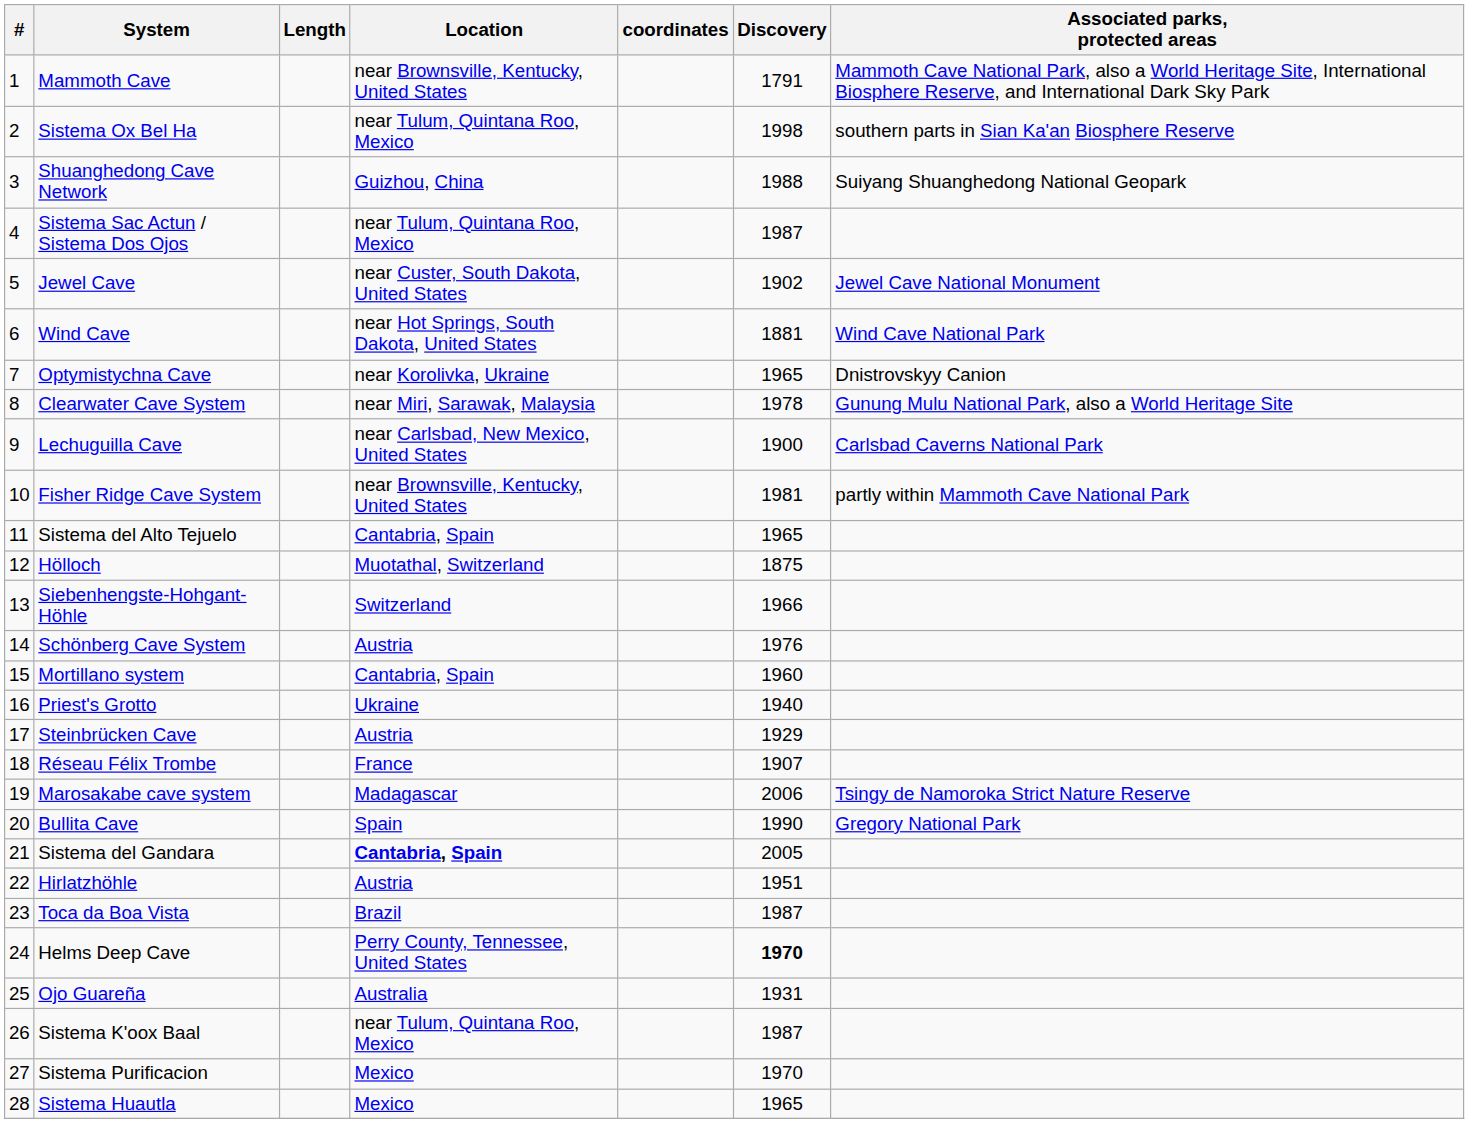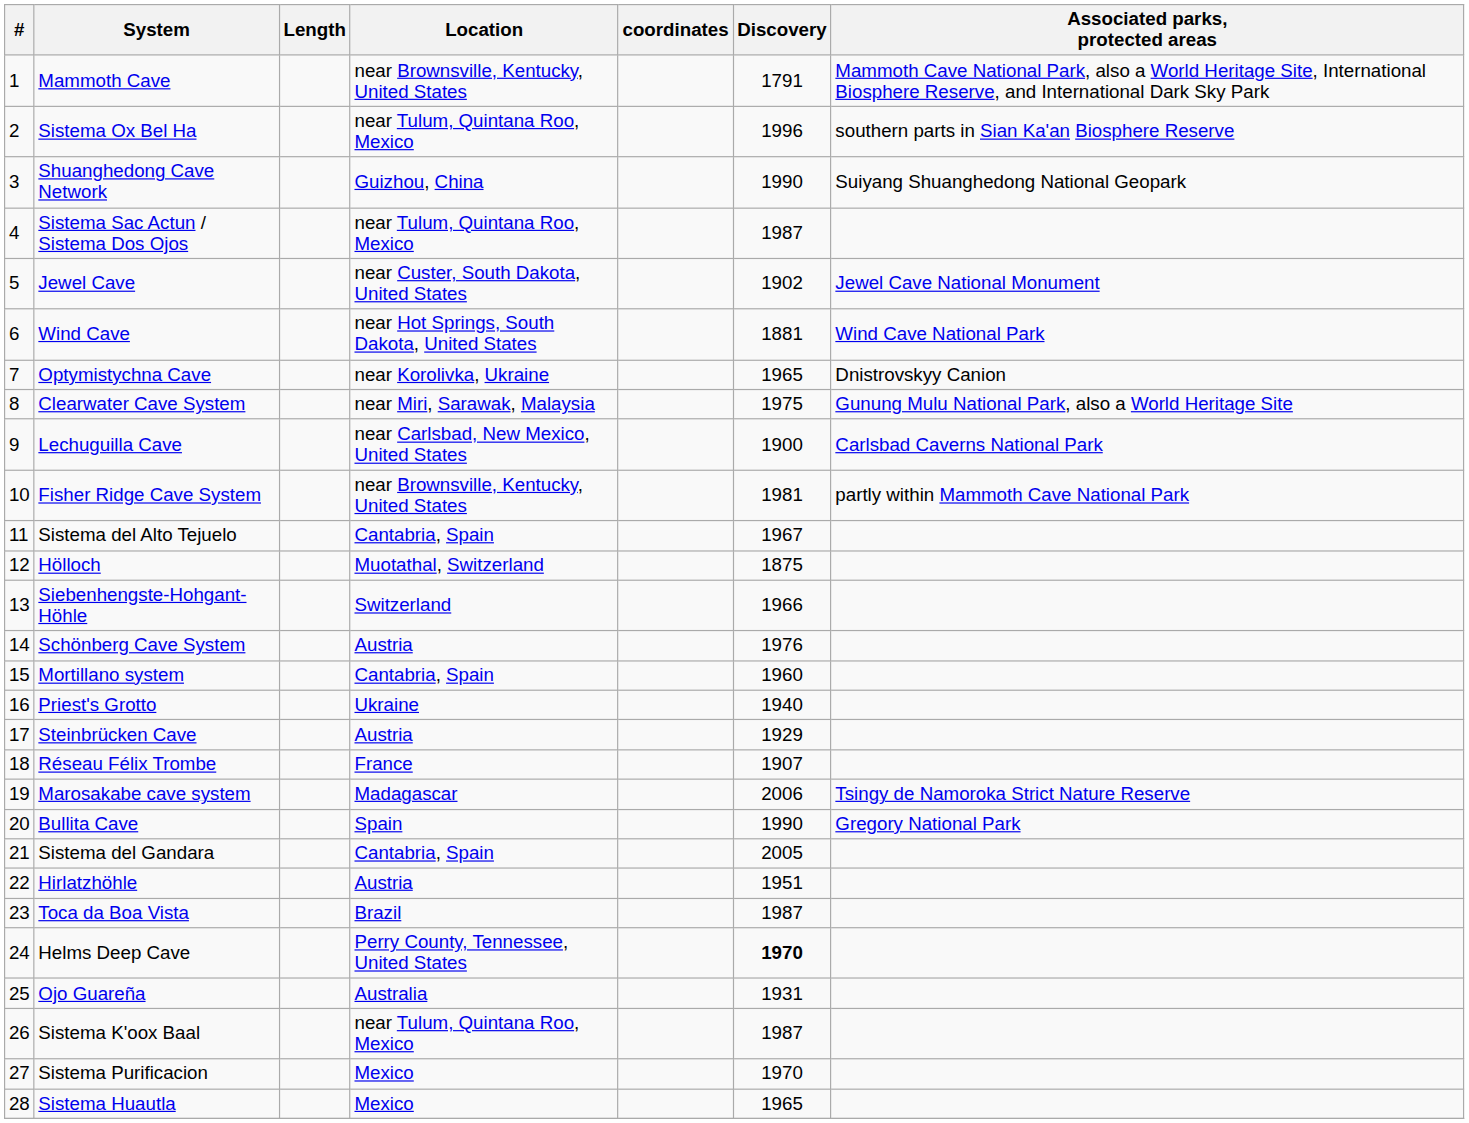(782, 131) 1998 -> (782, 131) 1996
(782, 182) 1988 -> (782, 182) 1990
(782, 404) 1978 -> (782, 404) 1975
(782, 535) 1965 -> (782, 535) 1967
(428, 853) bold -> (424, 853) normal
